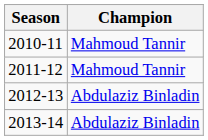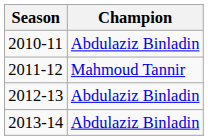(128, 43) Mahmoud Tannir -> (135, 43) Abdulaziz Binladin
